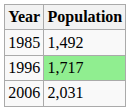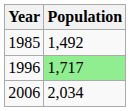(66, 93) 2,031 -> (66, 93) 2,034
